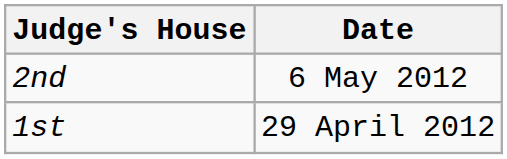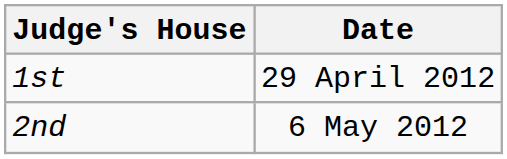rows swapped: (39, 128) <-> (39, 79)
